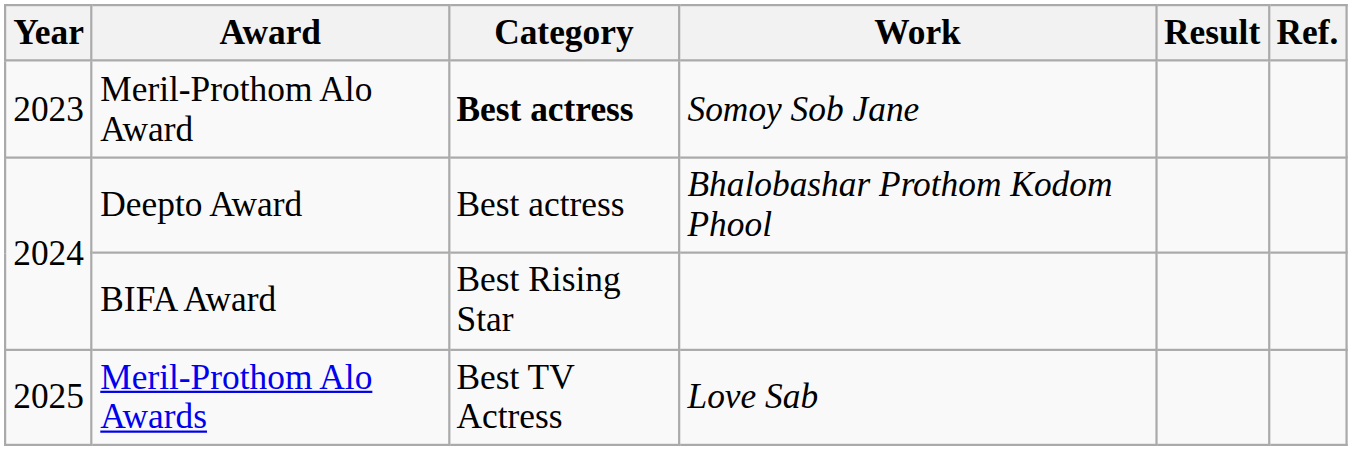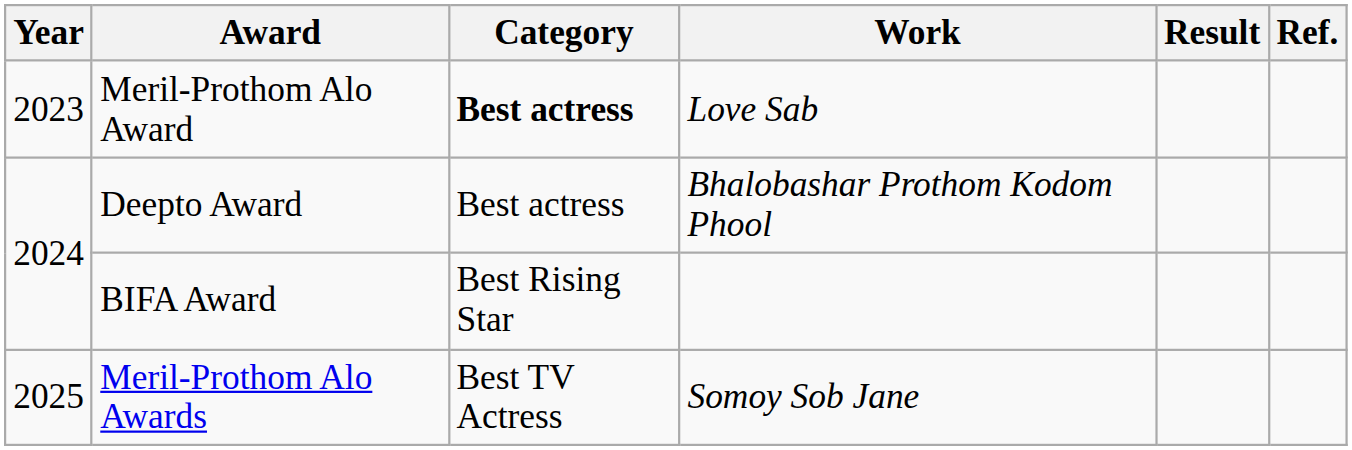(803, 108) Somoy Sob Jane -> (753, 108) Love Sab
(753, 396) Love Sab -> (803, 396) Somoy Sob Jane
